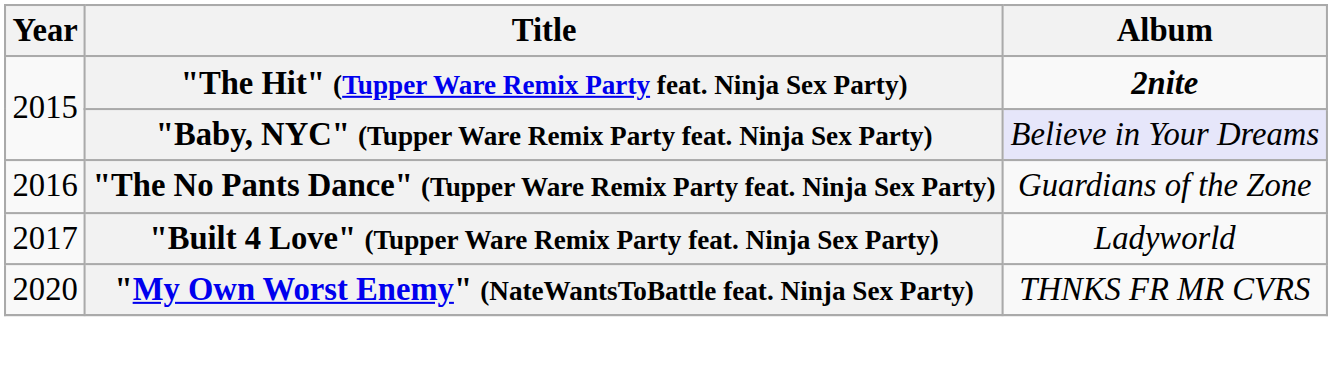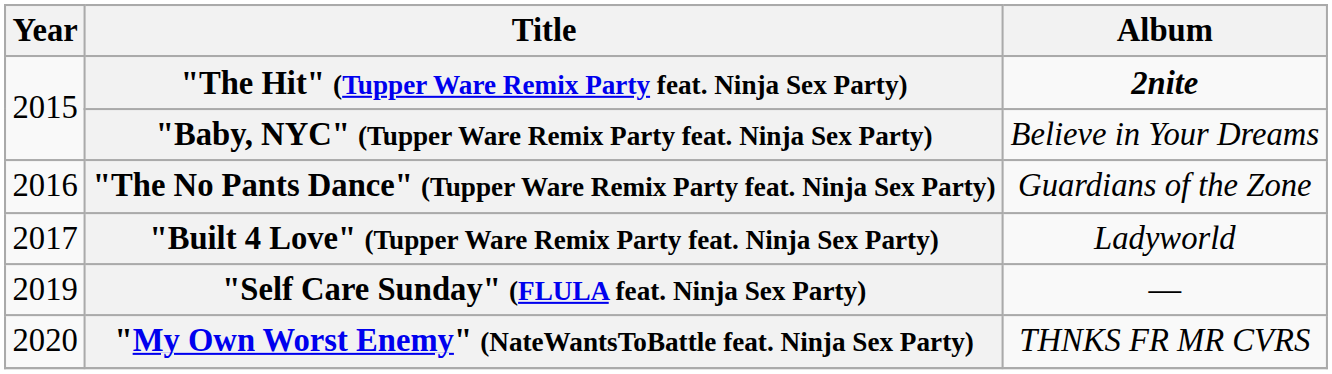(1165, 133) lavender background -> (1165, 133) no background
+ row: (544, 289)
